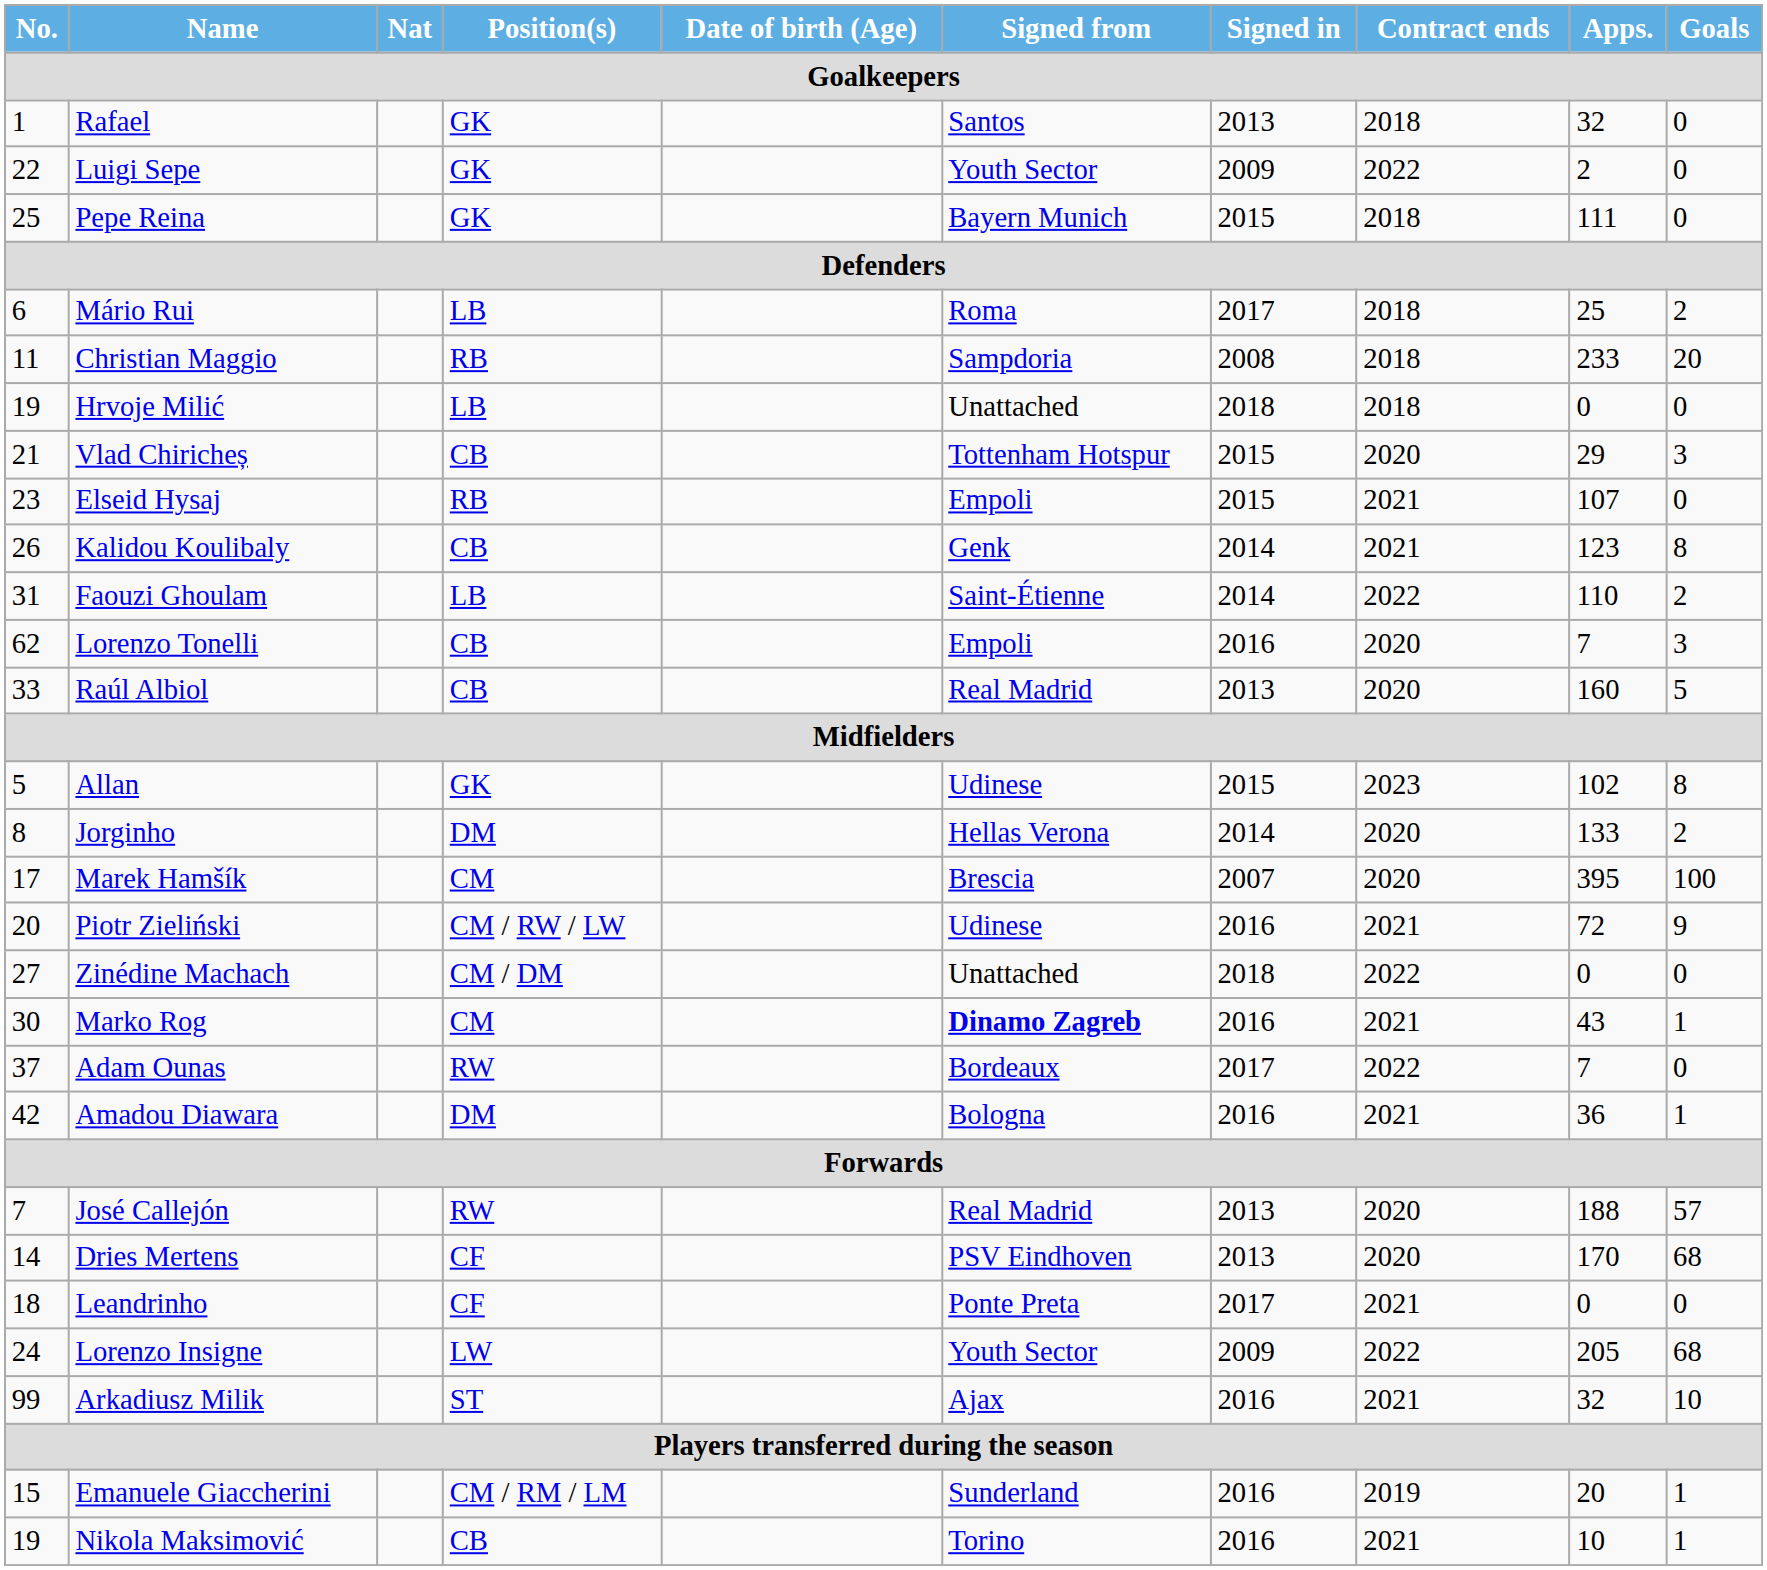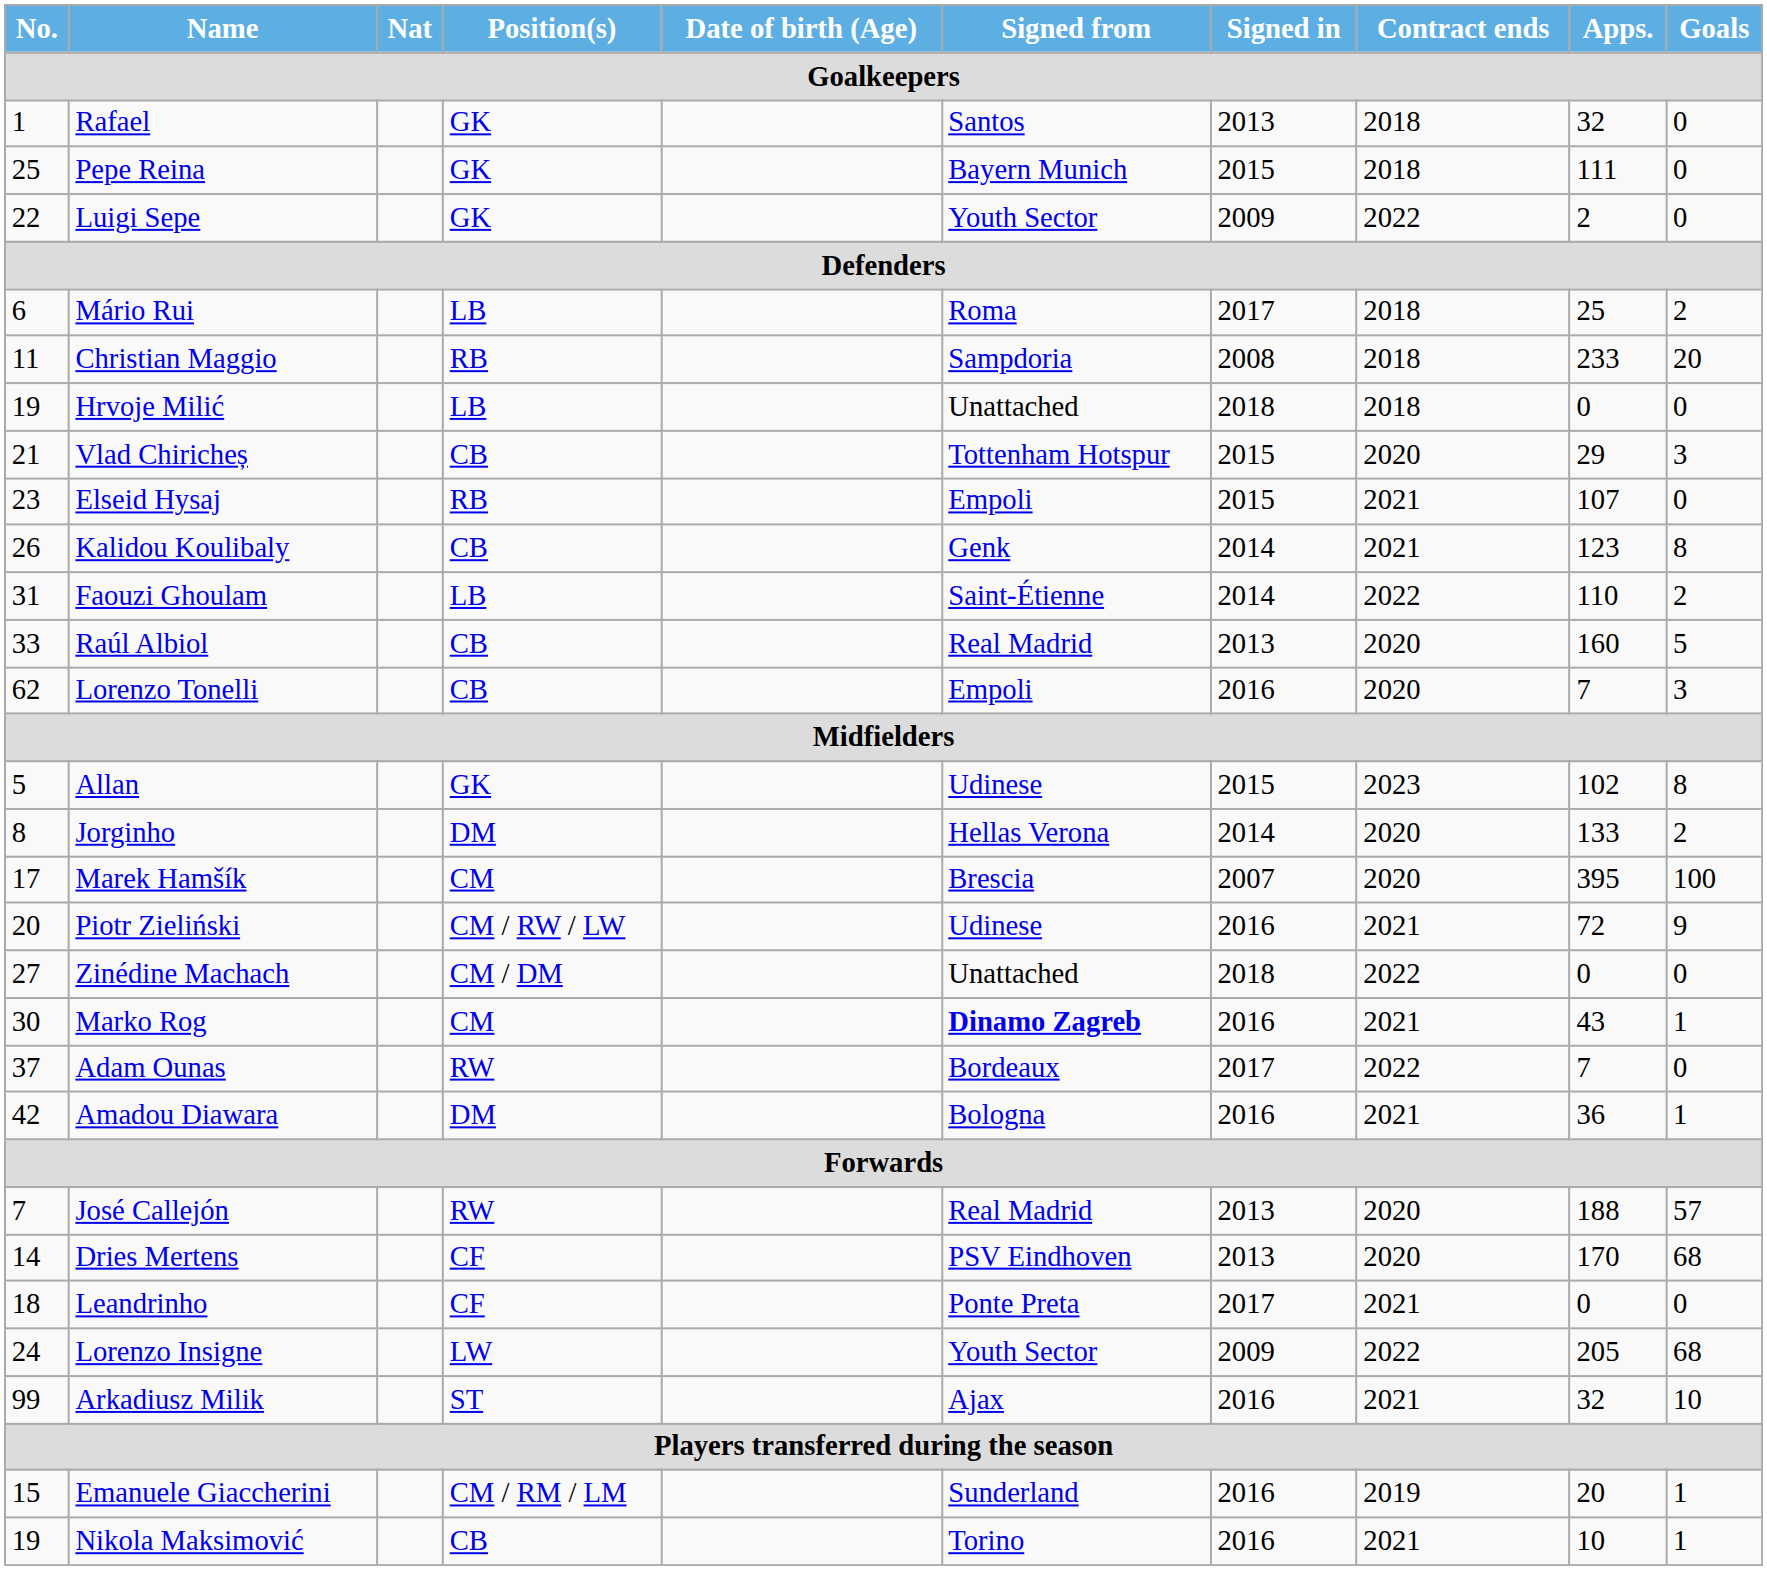rows swapped: (138, 170) <-> (140, 217)
rows swapped: (142, 690) <-> (167, 642)
